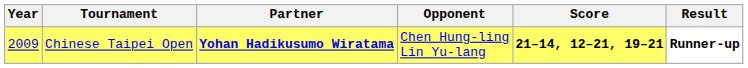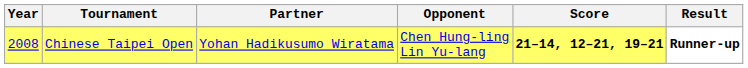(23, 45) 2009 -> (23, 45) 2008
(297, 45) bold -> (297, 45) normal
